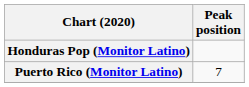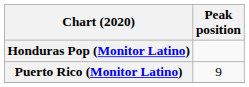(218, 72) 7 -> (218, 72) 9
